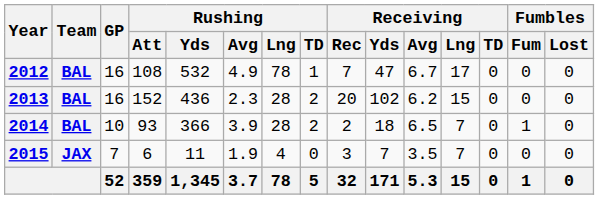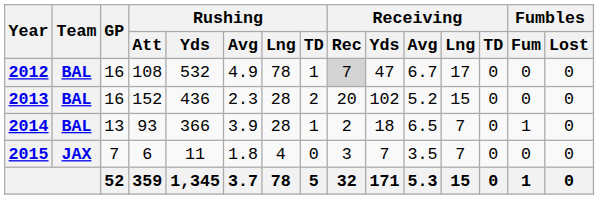(347, 72) no background -> (347, 72) lightgrey background
(422, 100) 6.2 -> (422, 100) 5.2
(114, 127) 10 -> (114, 127) 13
(314, 127) 2 -> (314, 127) 1
(243, 154) 1.9 -> (243, 154) 1.8
